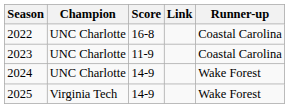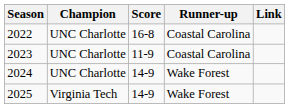columns swapped: (240, 14) <-> (180, 14)
